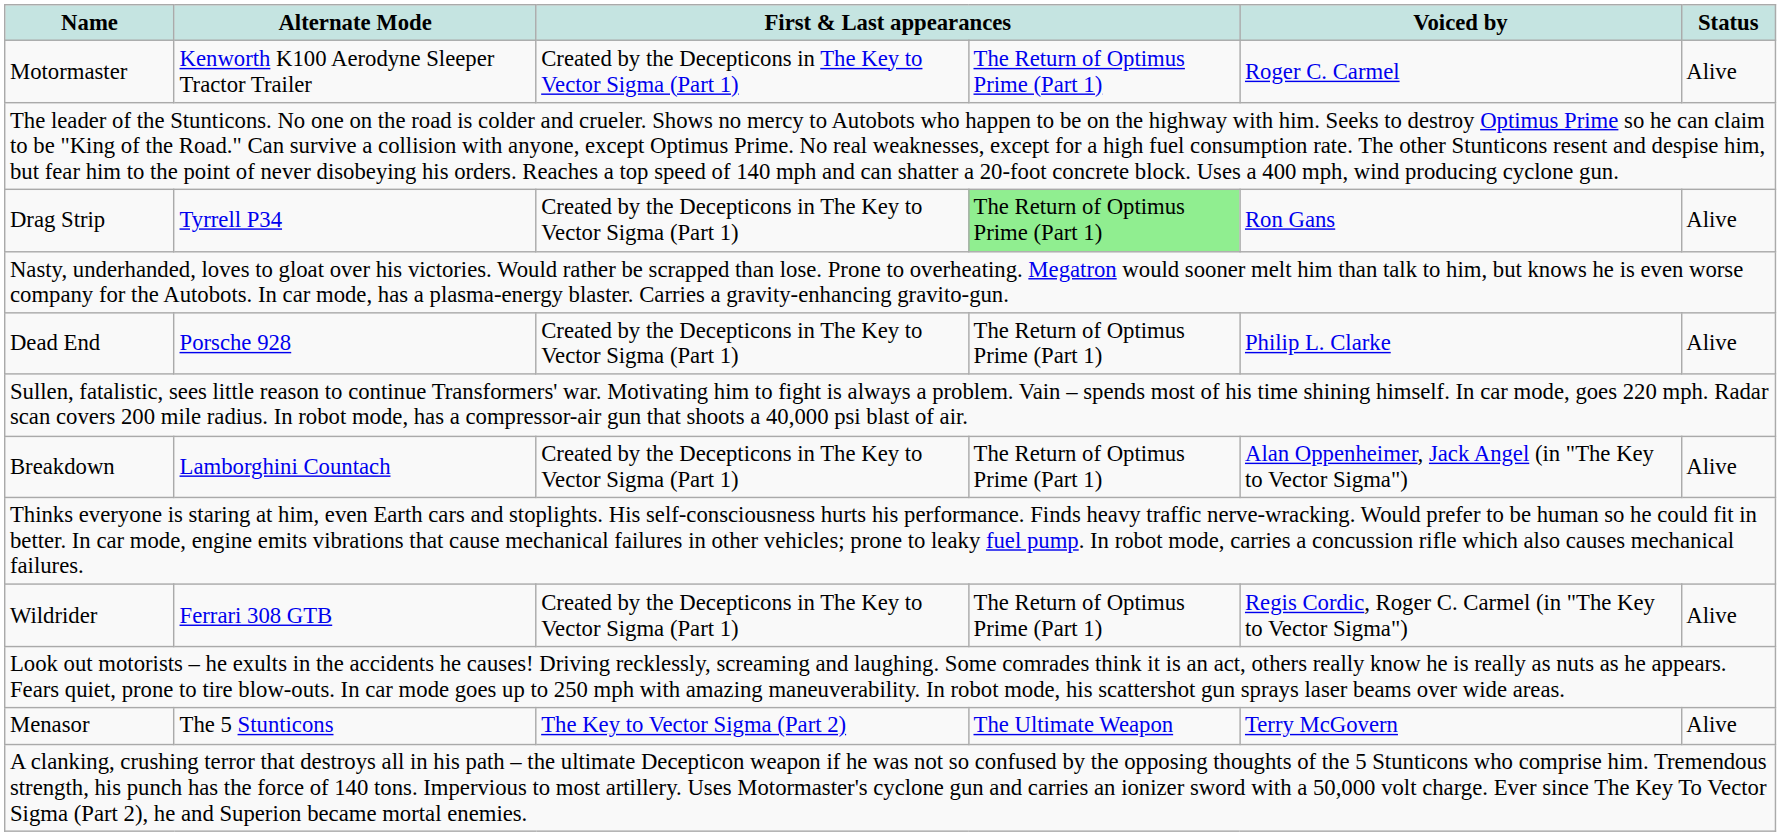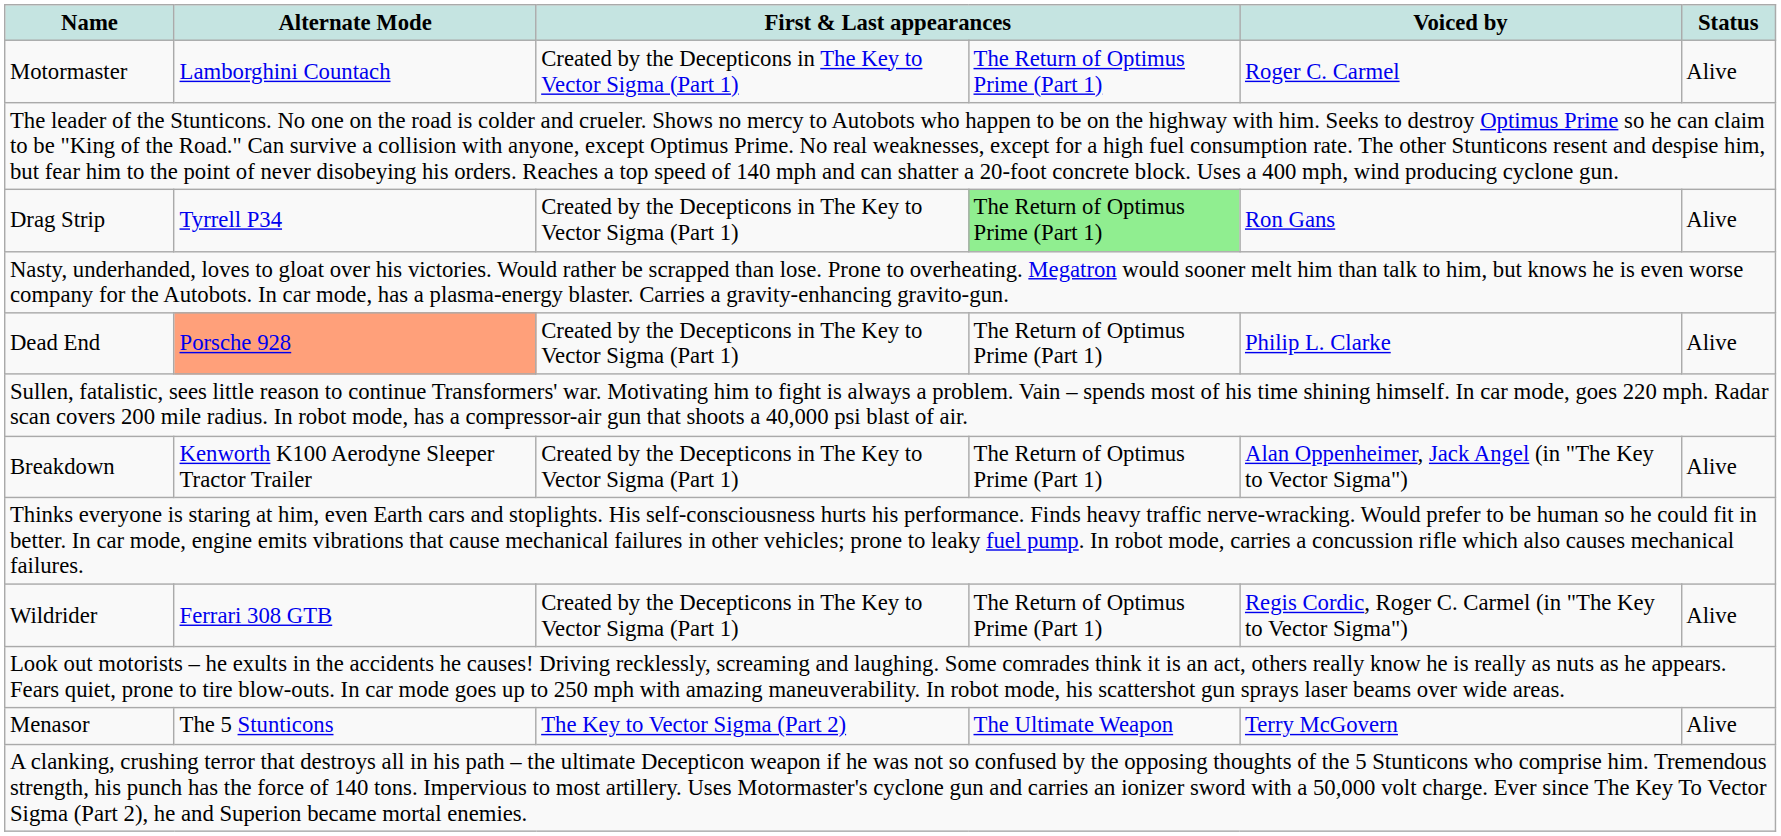(337, 71) Kenworth K100 Aerodyne Sleeper Tractor Trailer -> (285, 71) Lamborghini Countach
(235, 343) no background -> (235, 343) lightsalmon background
(285, 466) Lamborghini Countach -> (337, 466) Kenworth K100 Aerodyne Sleeper Tractor Trailer
